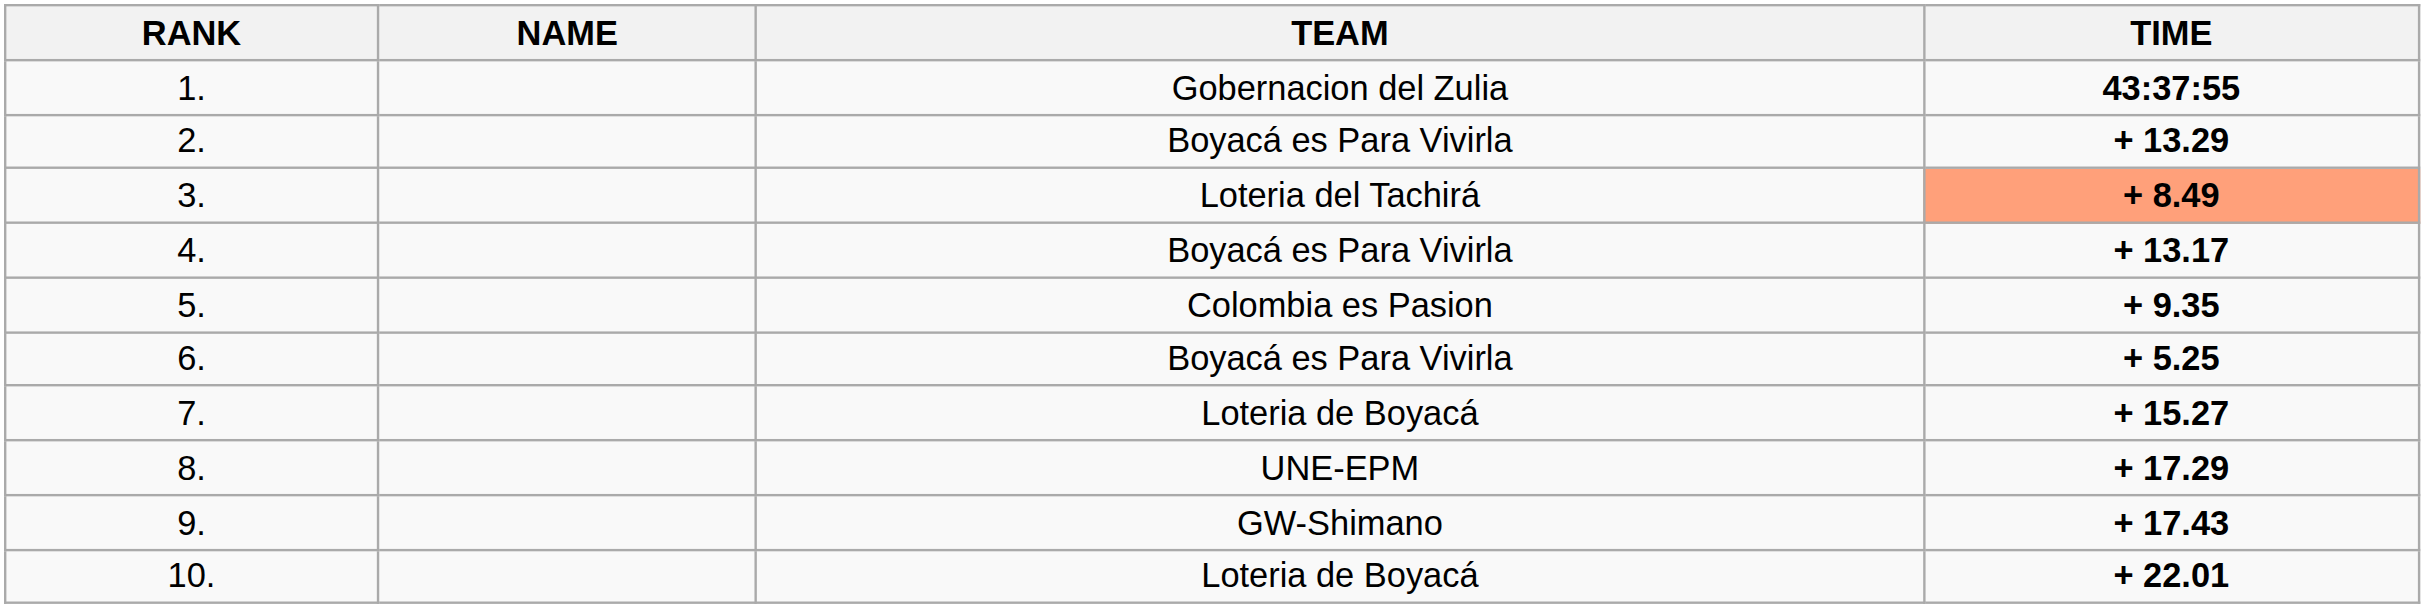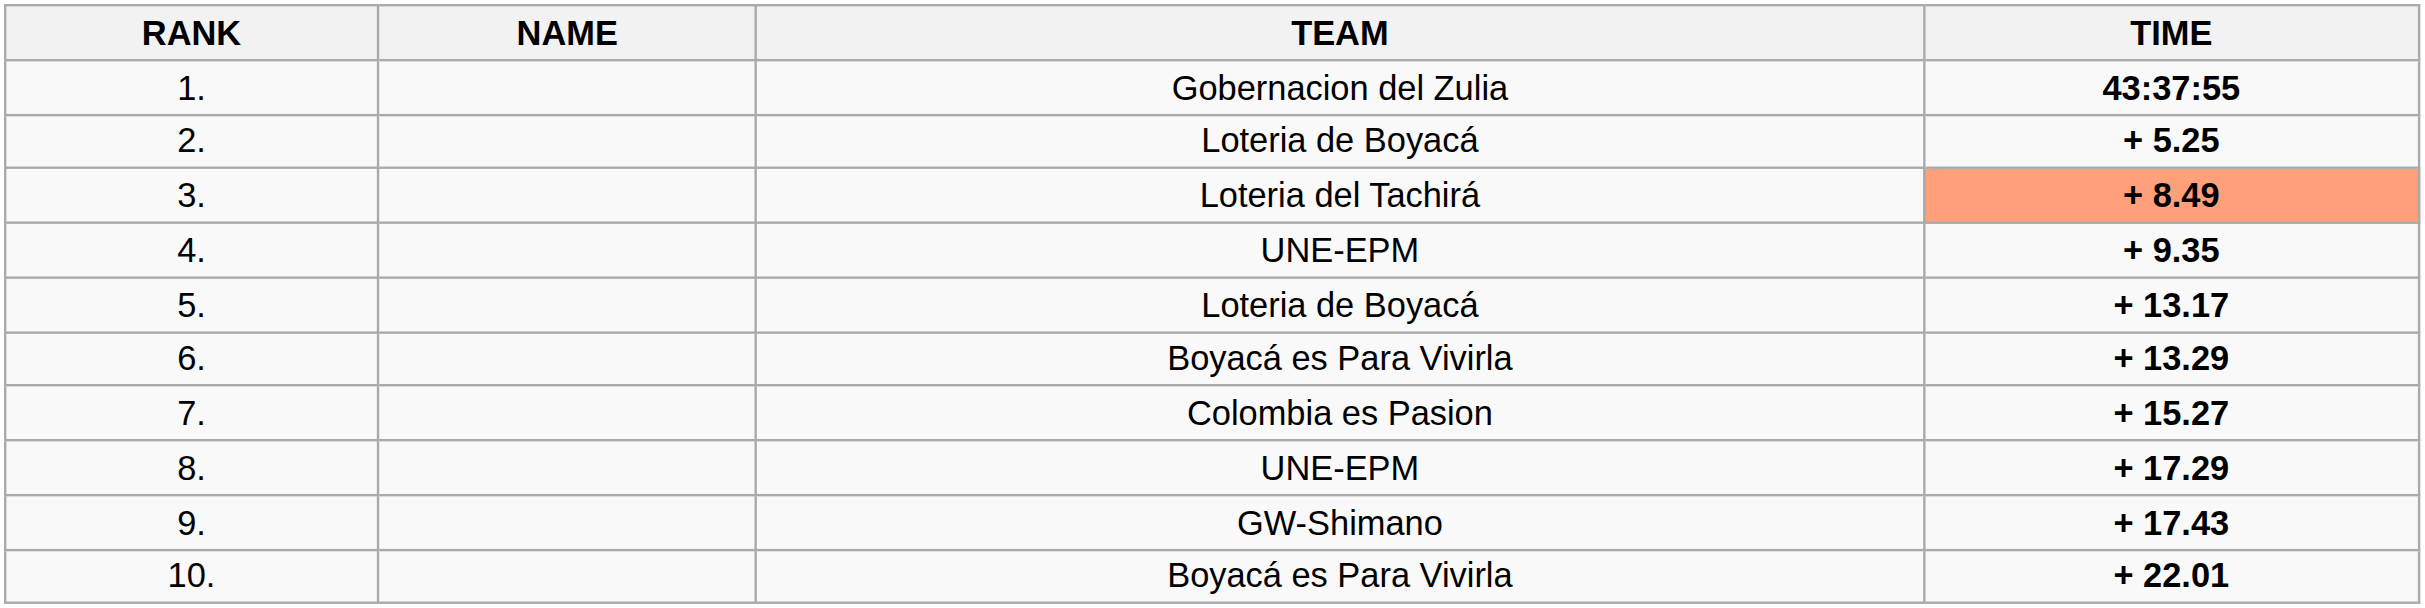(1340, 142) Boyacá es Para Vivirla -> (1340, 142) Loteria de Boyacá
(2171, 142) + 13.29 -> (2171, 142) + 5.25
(1340, 250) Boyacá es Para Vivirla -> (1340, 250) UNE-EPM
(2171, 250) + 13.17 -> (2171, 250) + 9.35
(1340, 305) Colombia es Pasion -> (1340, 305) Loteria de Boyacá
(2171, 305) + 9.35 -> (2171, 305) + 13.17
(2171, 359) + 5.25 -> (2171, 359) + 13.29
(1340, 413) Loteria de Boyacá -> (1340, 413) Colombia es Pasion
(1340, 576) Loteria de Boyacá -> (1340, 576) Boyacá es Para Vivirla
